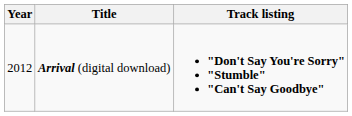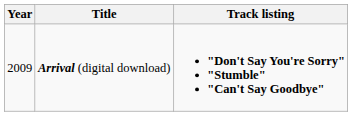(20, 67) 2012 -> (20, 67) 2009
